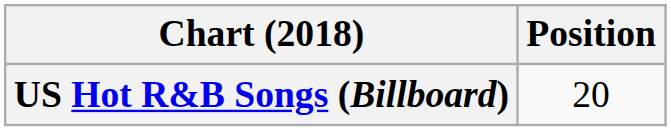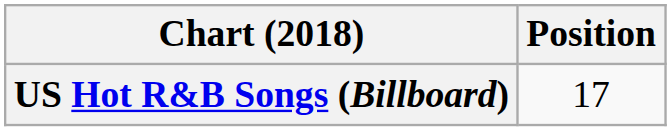(591, 93) 20 -> (591, 93) 17
